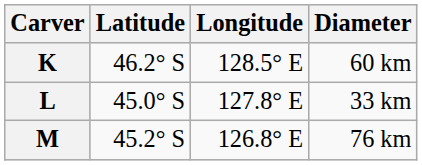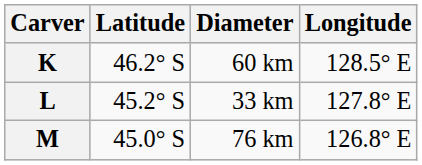columns swapped: (250, 23) <-> (363, 23)
(149, 100) 45.0° S -> (149, 100) 45.2° S
(149, 139) 45.2° S -> (149, 139) 45.0° S
